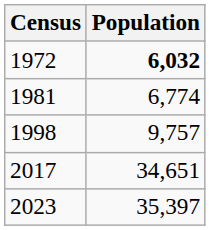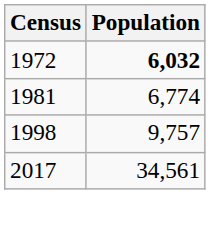(168, 170) 34,651 -> (168, 170) 34,561
- row: (33, 206)
